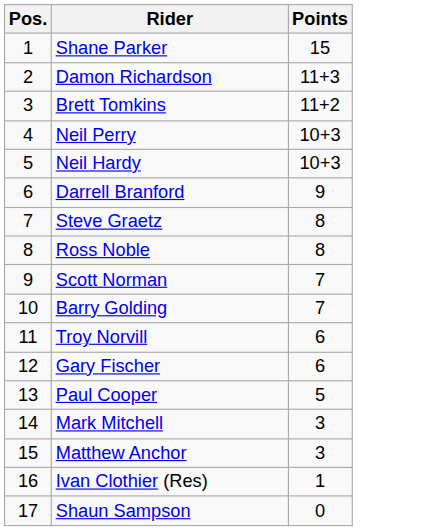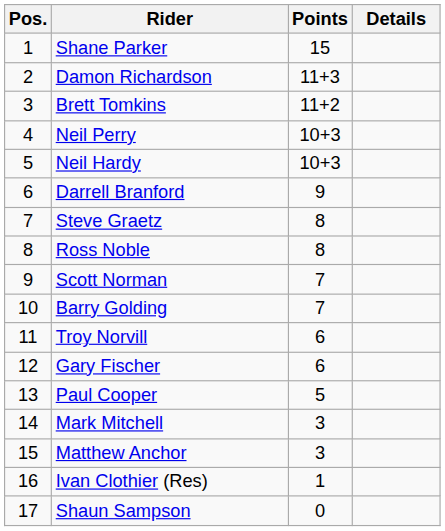+ column: (396, 18)
